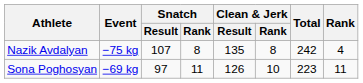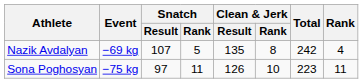(120, 50) −75 kg -> (120, 50) −69 kg
(197, 50) 8 -> (197, 50) 5
(120, 69) −69 kg -> (120, 69) −75 kg
